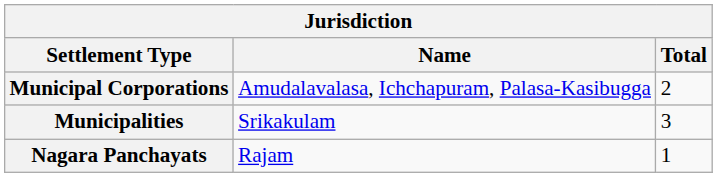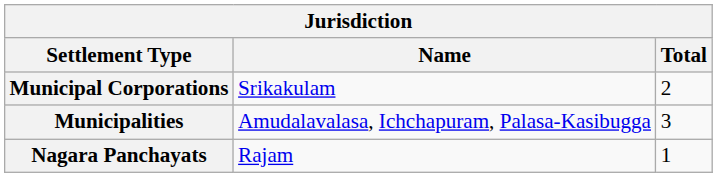(445, 88) Amudalavalasa, Ichchapuram, Palasa-Kasibugga -> (287, 88) Srikakulam
(287, 121) Srikakulam -> (445, 121) Amudalavalasa, Ichchapuram, Palasa-Kasibugga
